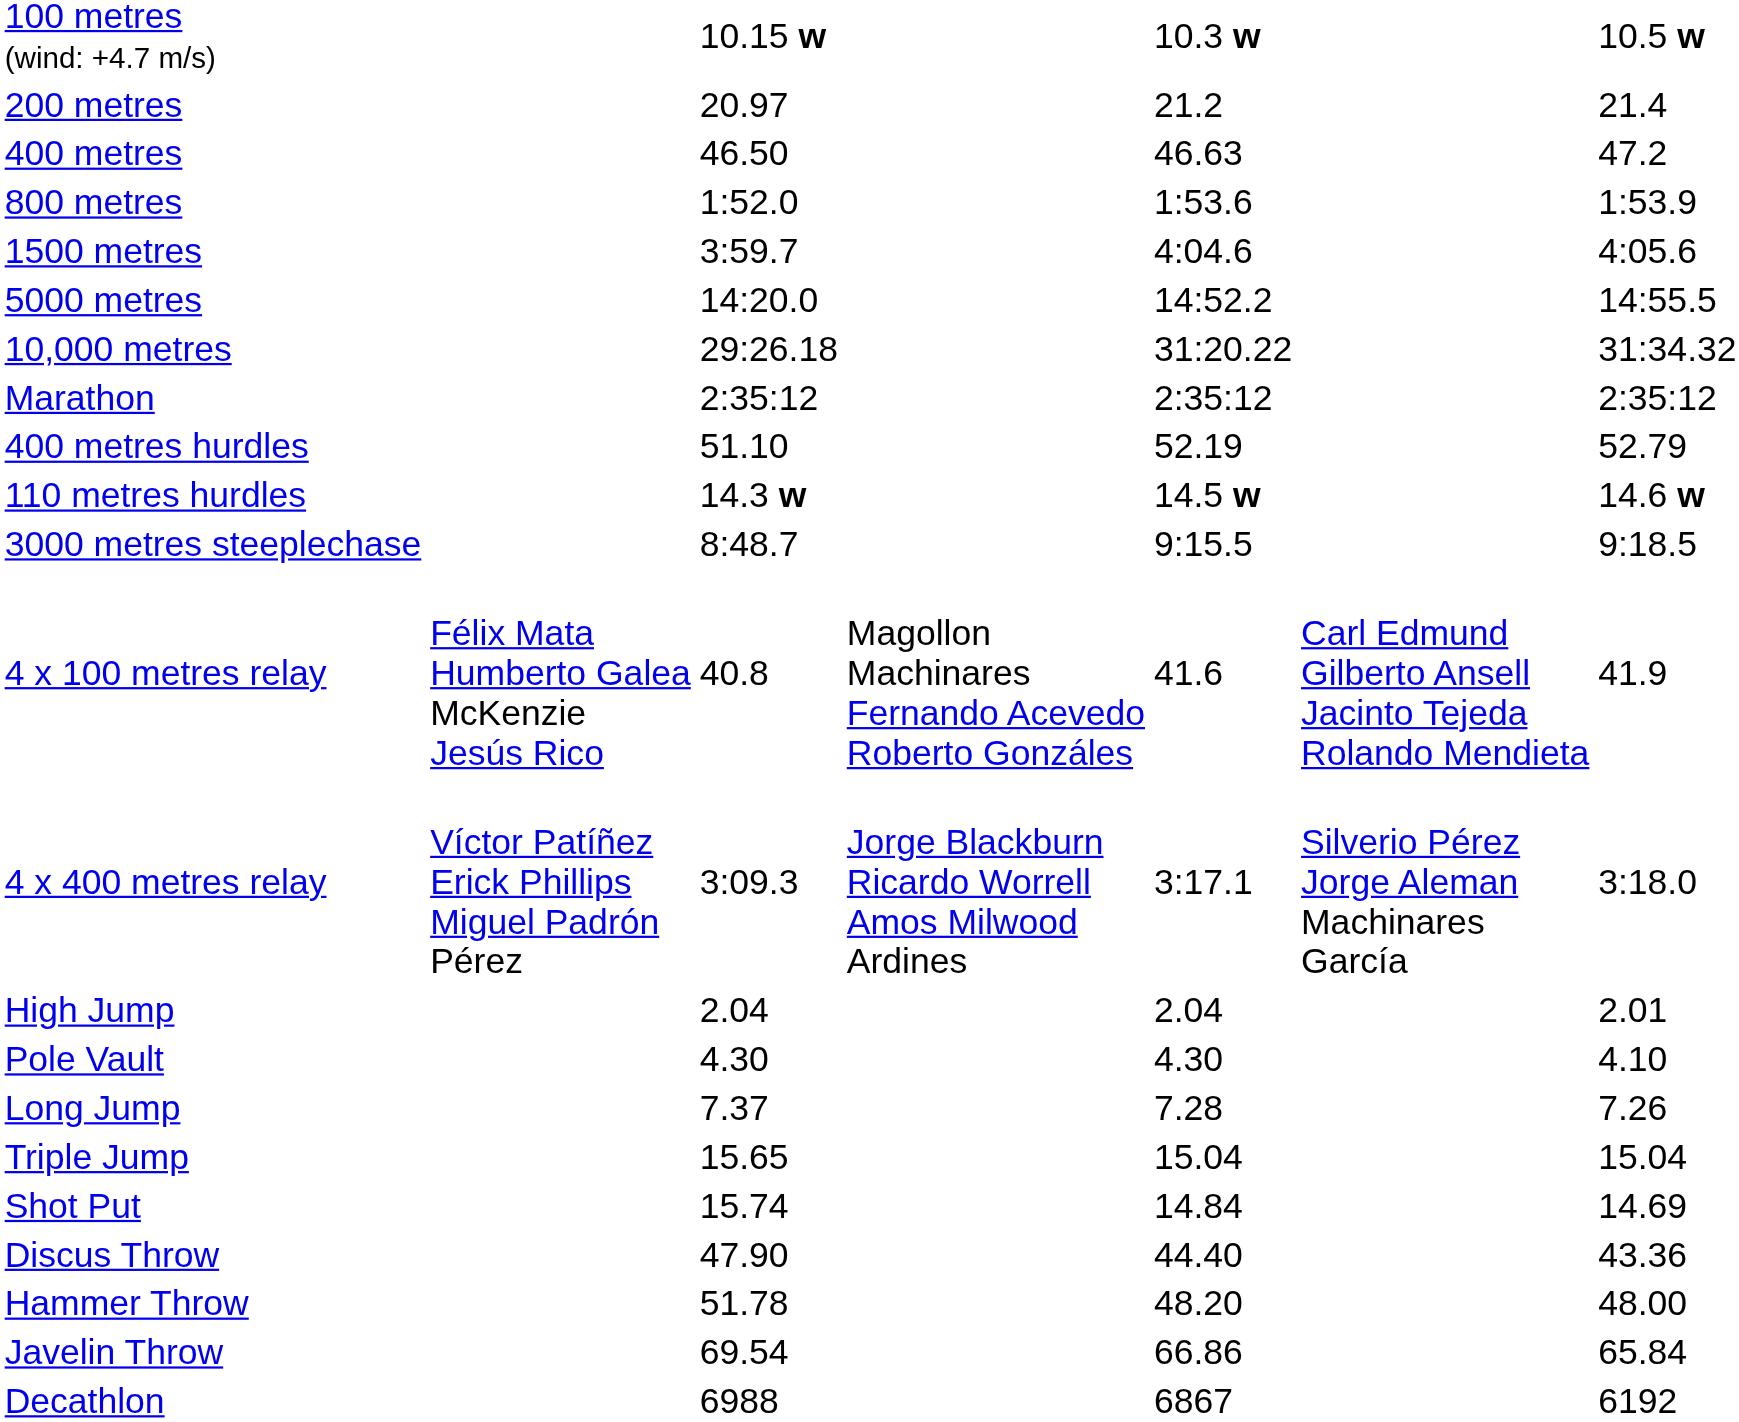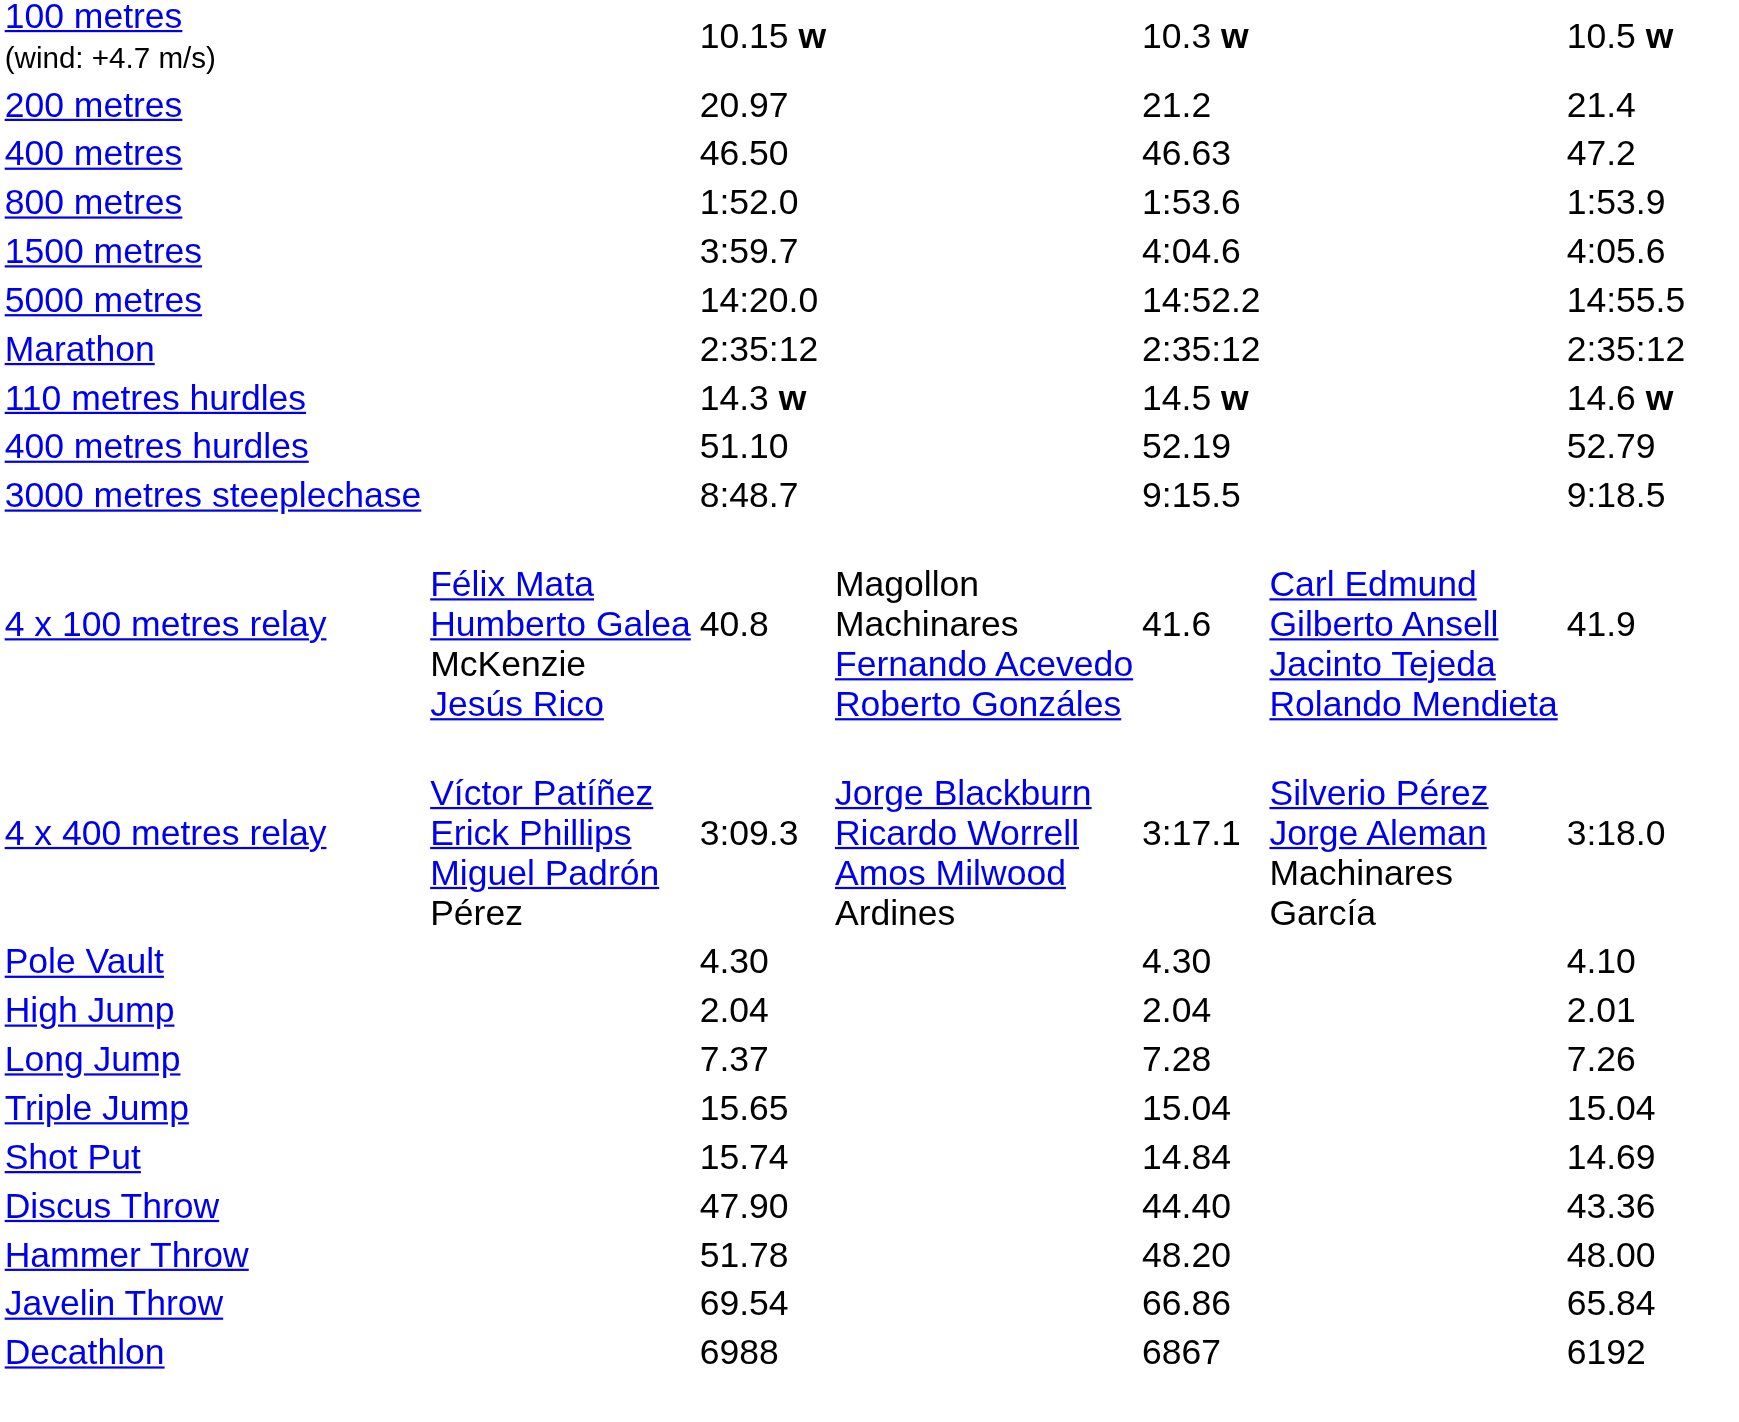- row: (118, 349)
rows swapped: (155, 495) <-> (157, 446)
rows swapped: (90, 1010) <-> (84, 1059)
